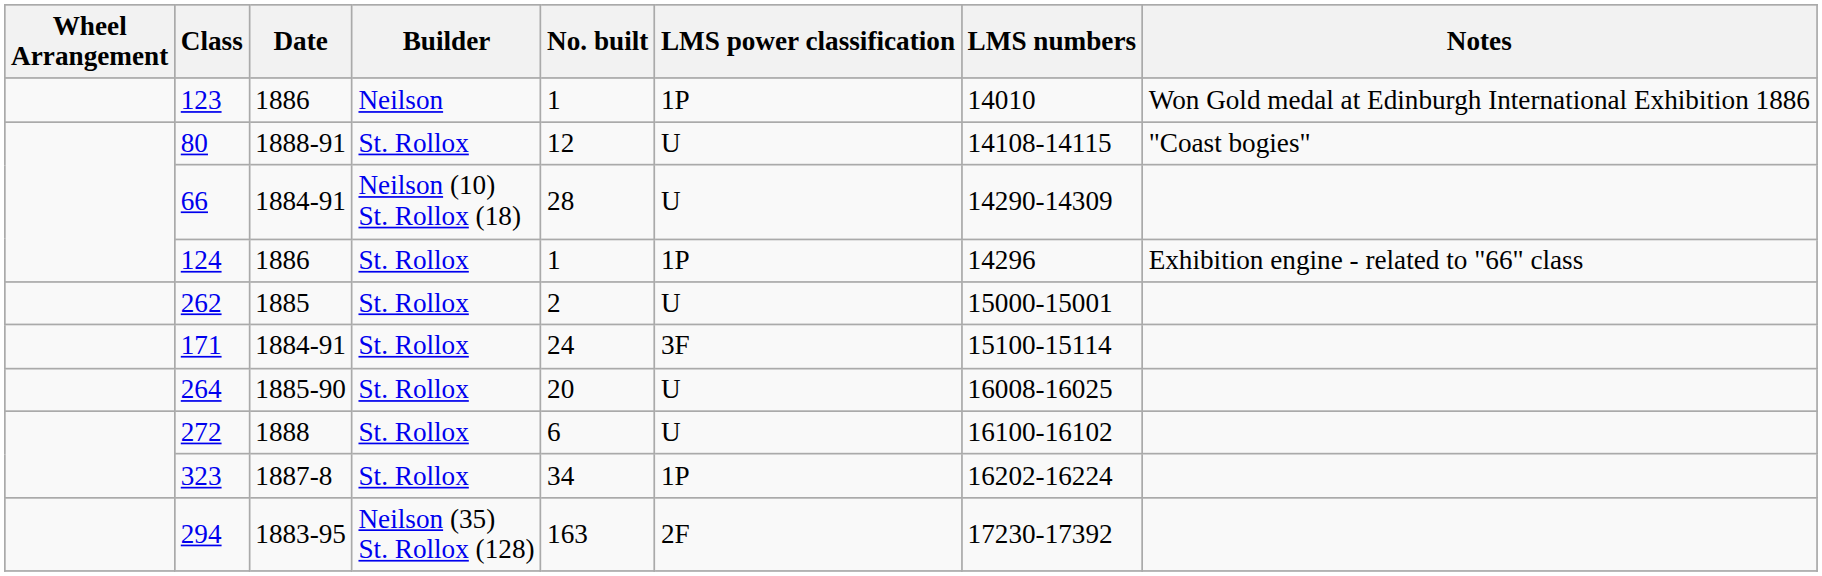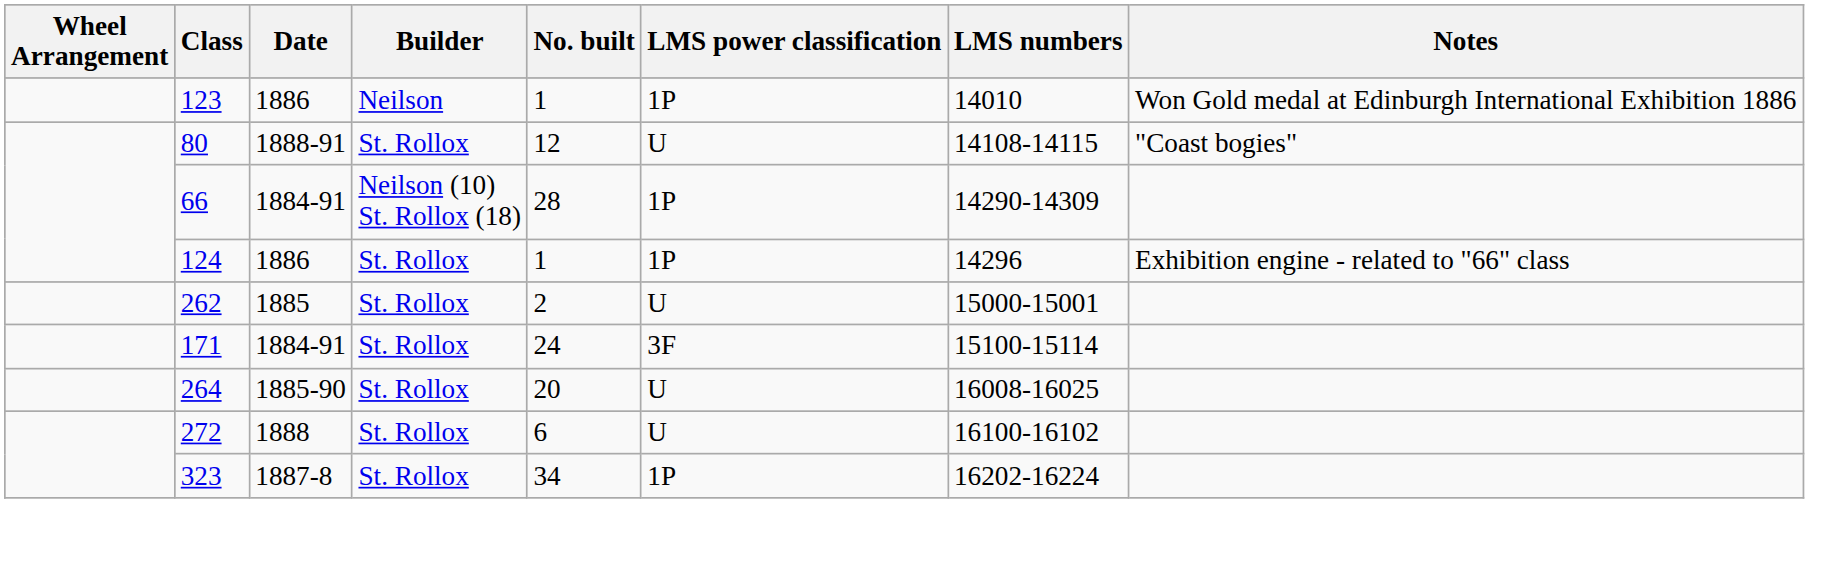(671, 201) U -> (662, 201) 1P
- row: (201, 533)
